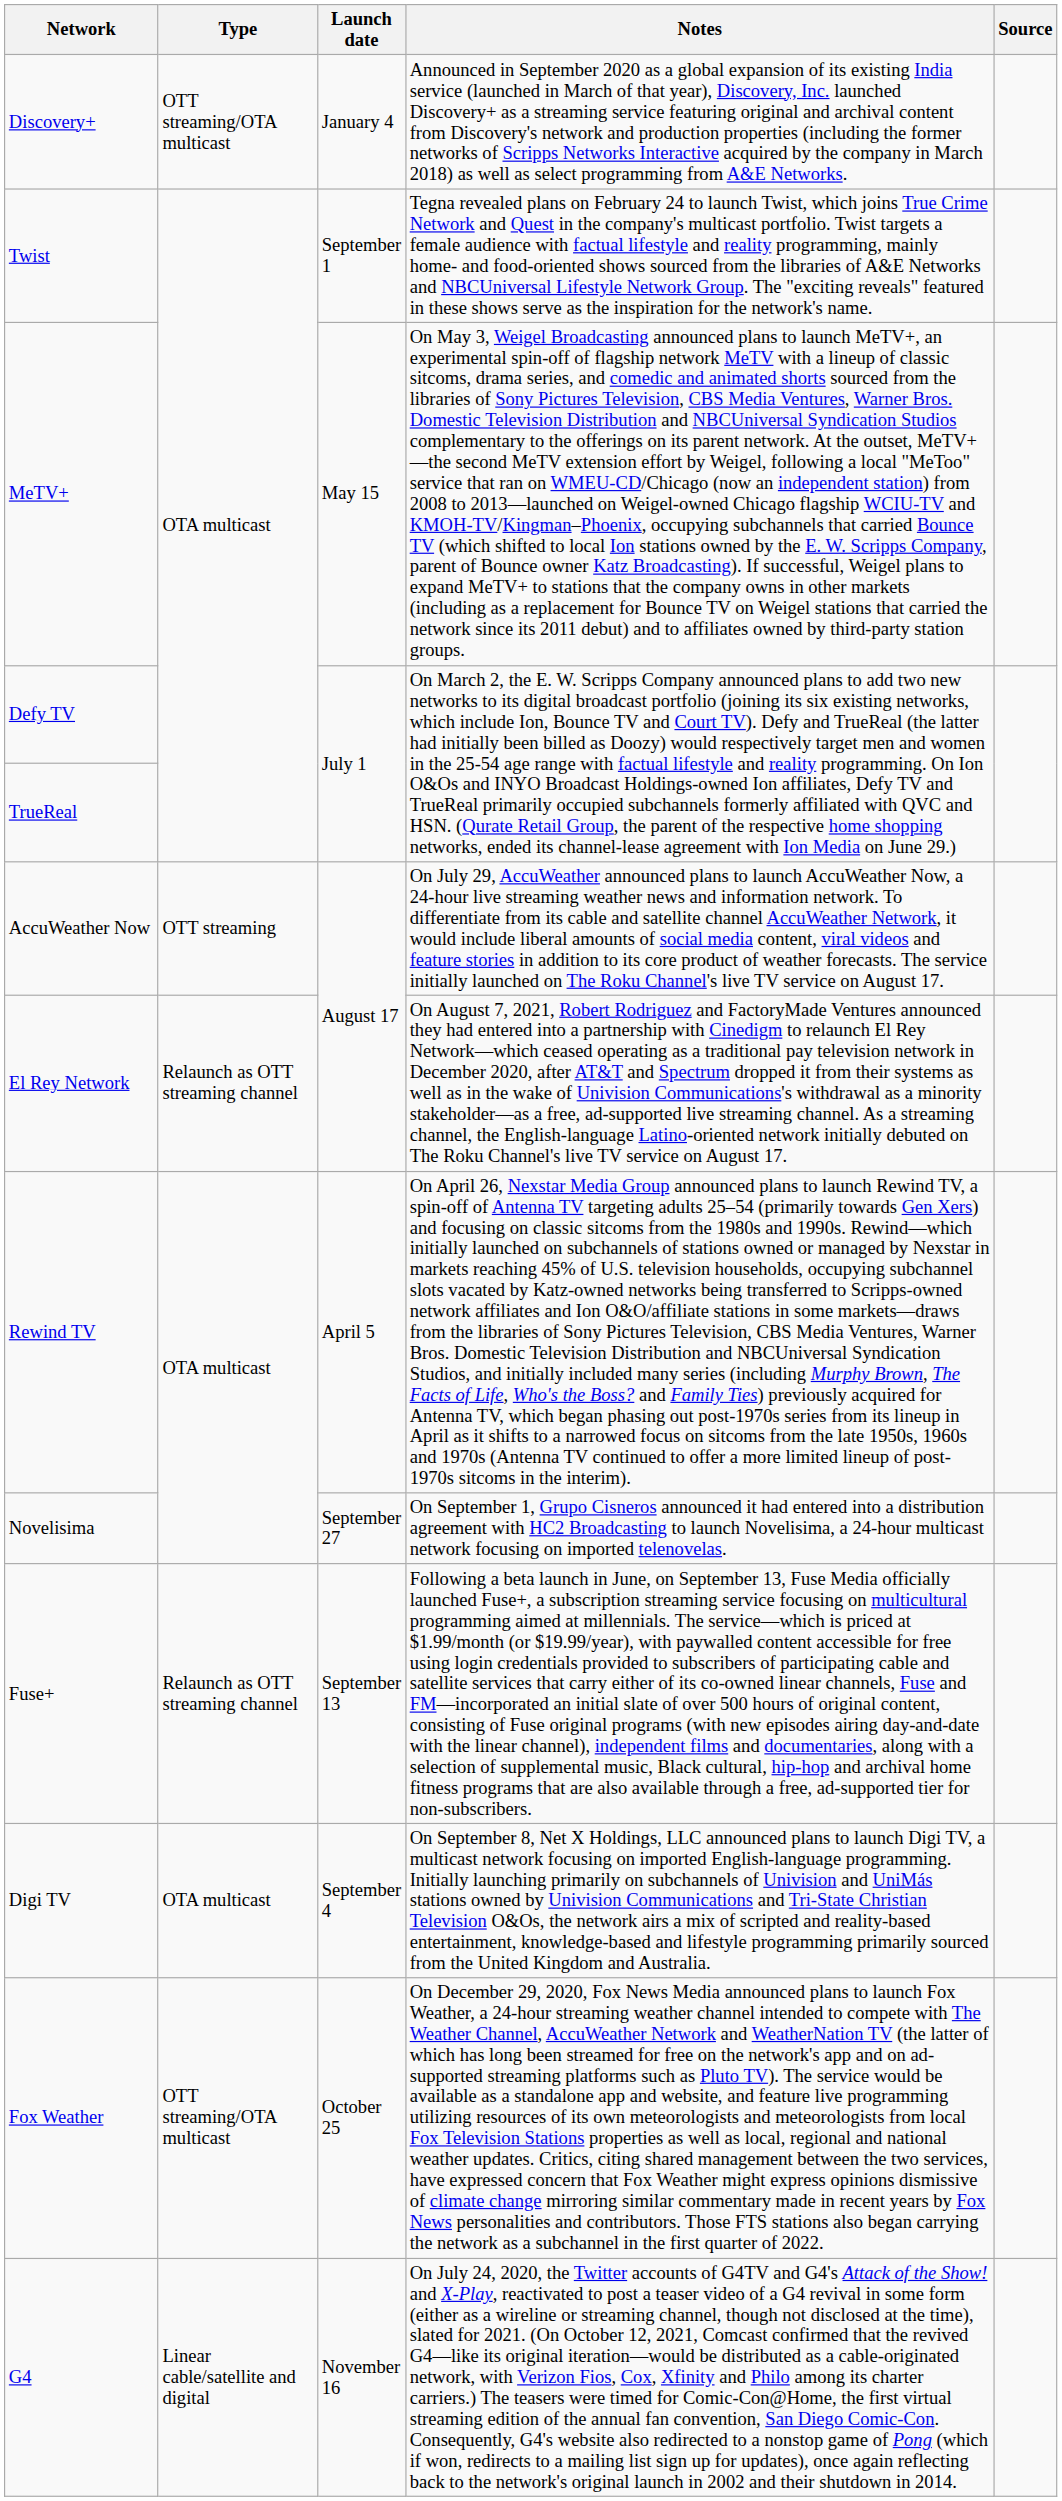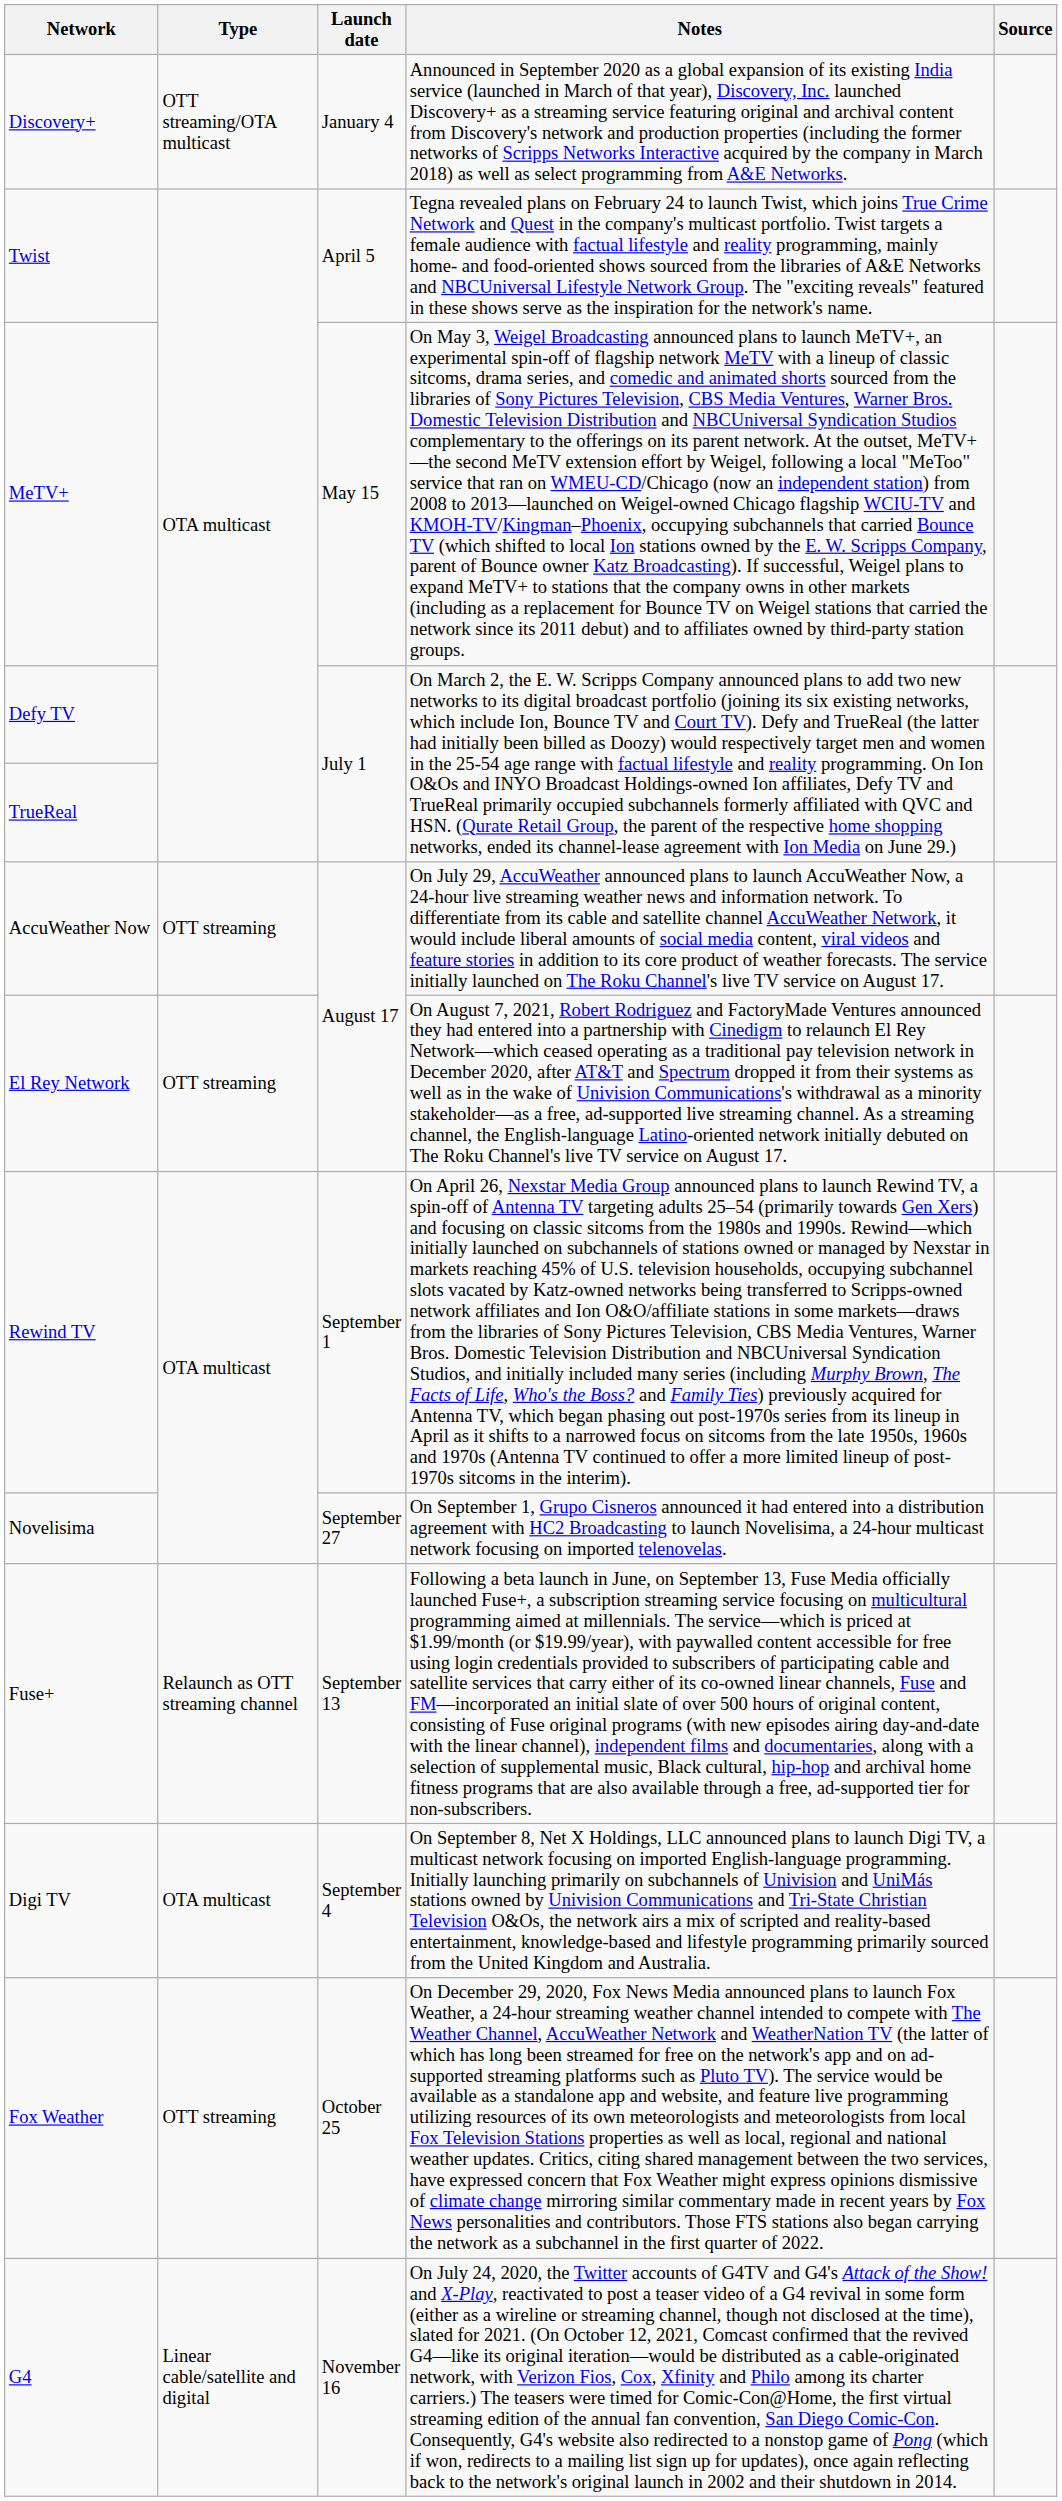(361, 255) September 1 -> (348, 255) April 5
(230, 1083) Relaunch as OTT streaming channel -> (219, 1083) OTT streaming
(348, 1331) April 5 -> (361, 1331) September 1
(220, 2117) OTT streaming/OTA multicast -> (219, 2117) OTT streaming
